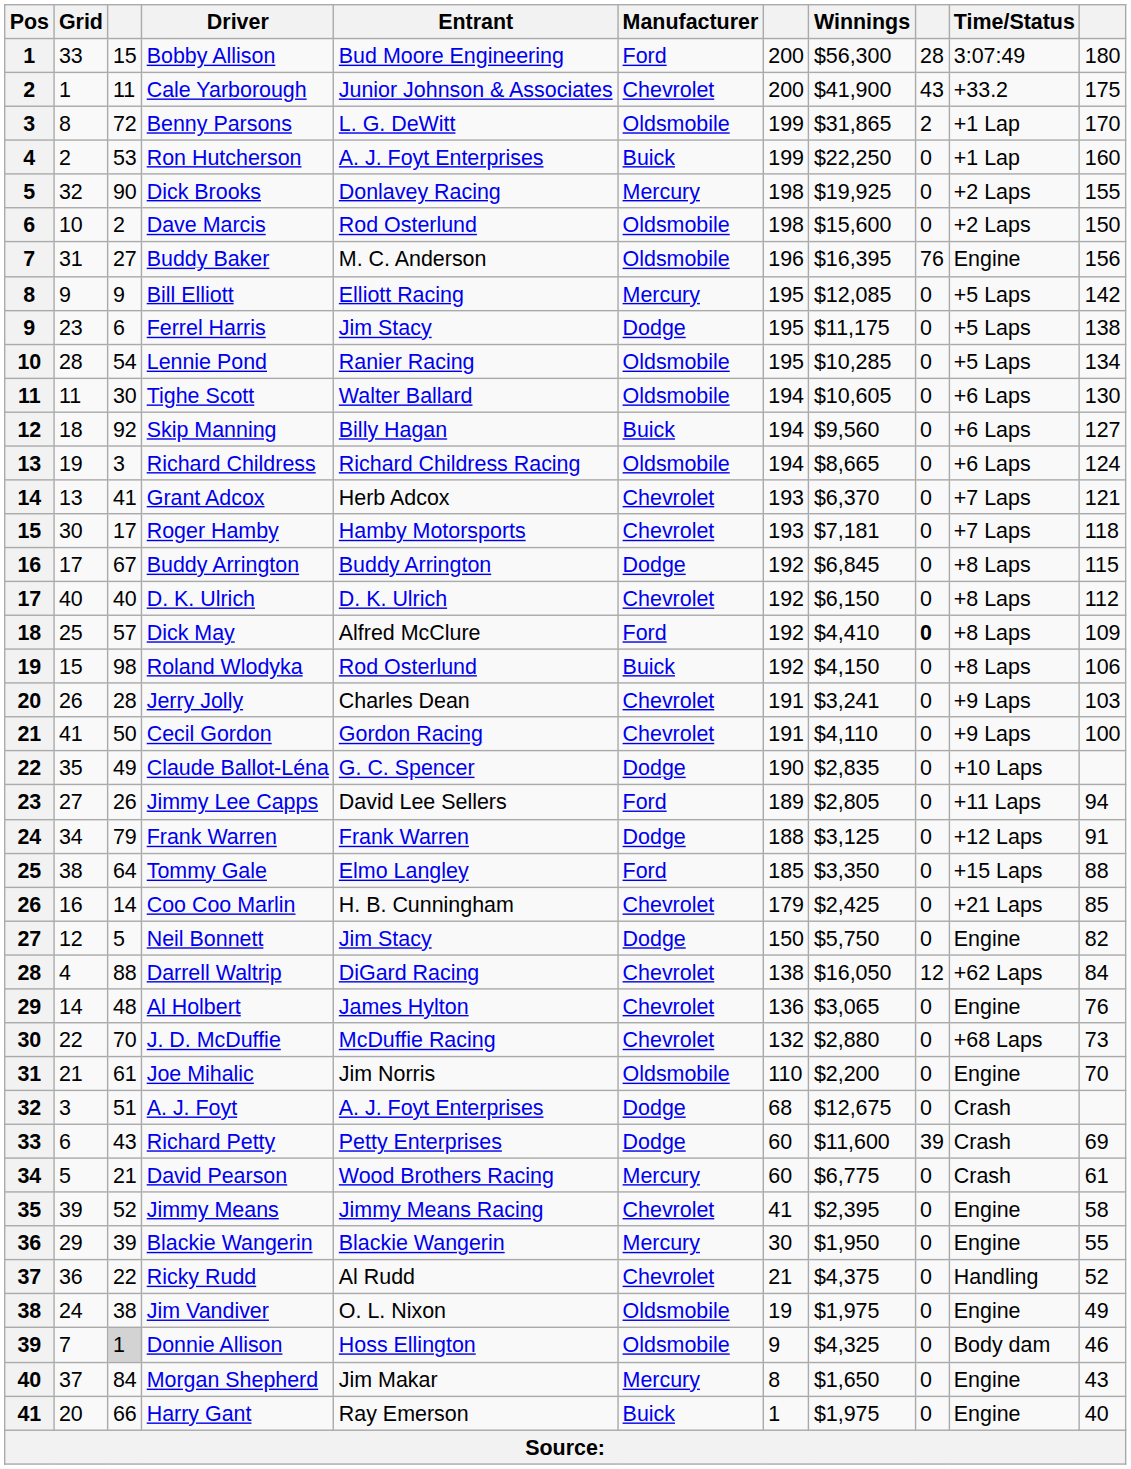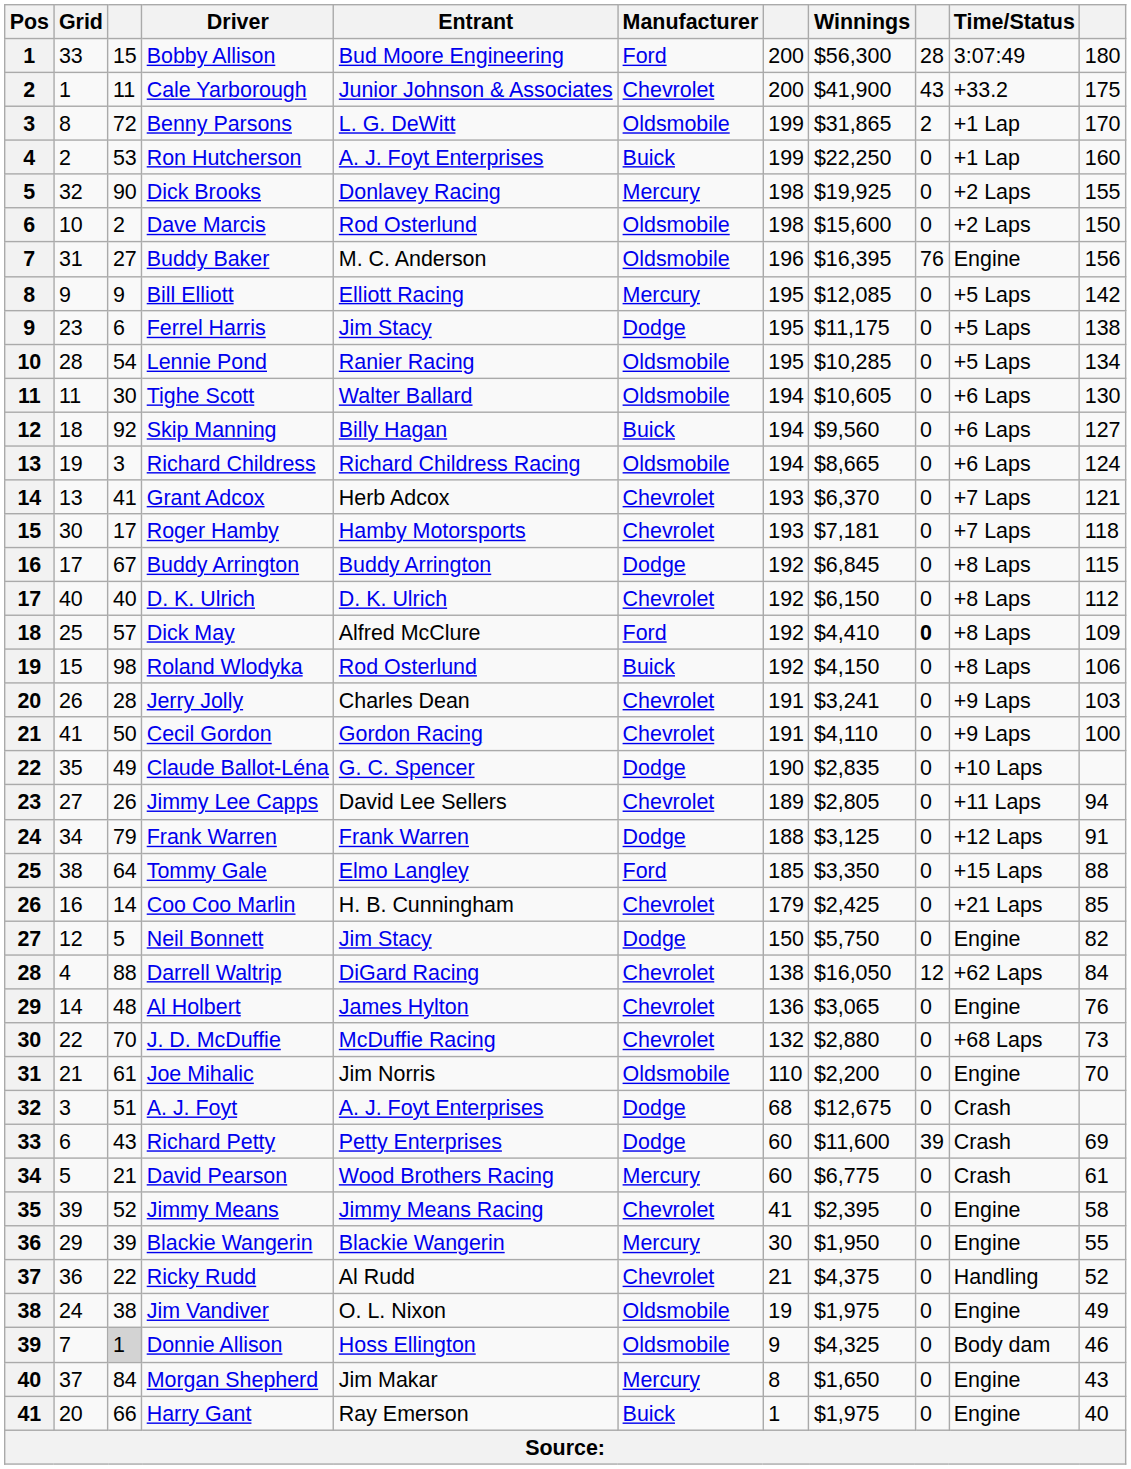(645, 802) Ford -> (668, 802) Chevrolet
